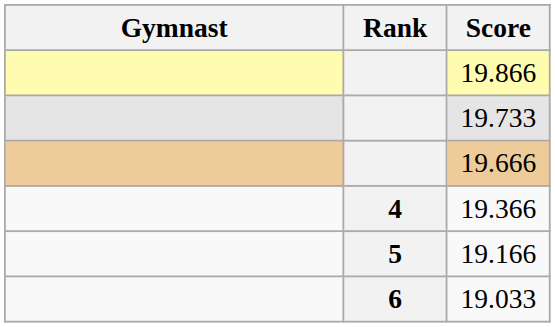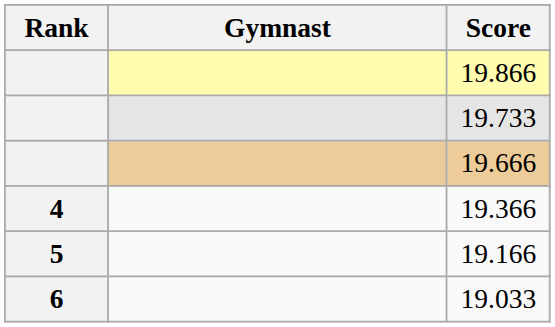columns swapped: (395, 27) <-> (174, 27)
